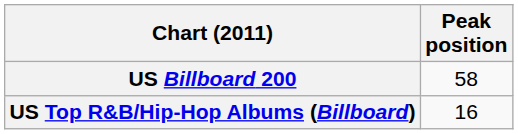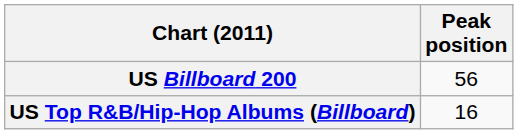(466, 78) 58 -> (466, 78) 56
